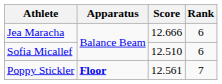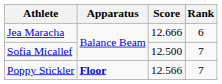(167, 51) 12.510 -> (167, 51) 12.500
(201, 51) 6 -> (201, 51) 7
(167, 70) 12.561 -> (167, 70) 12.566
